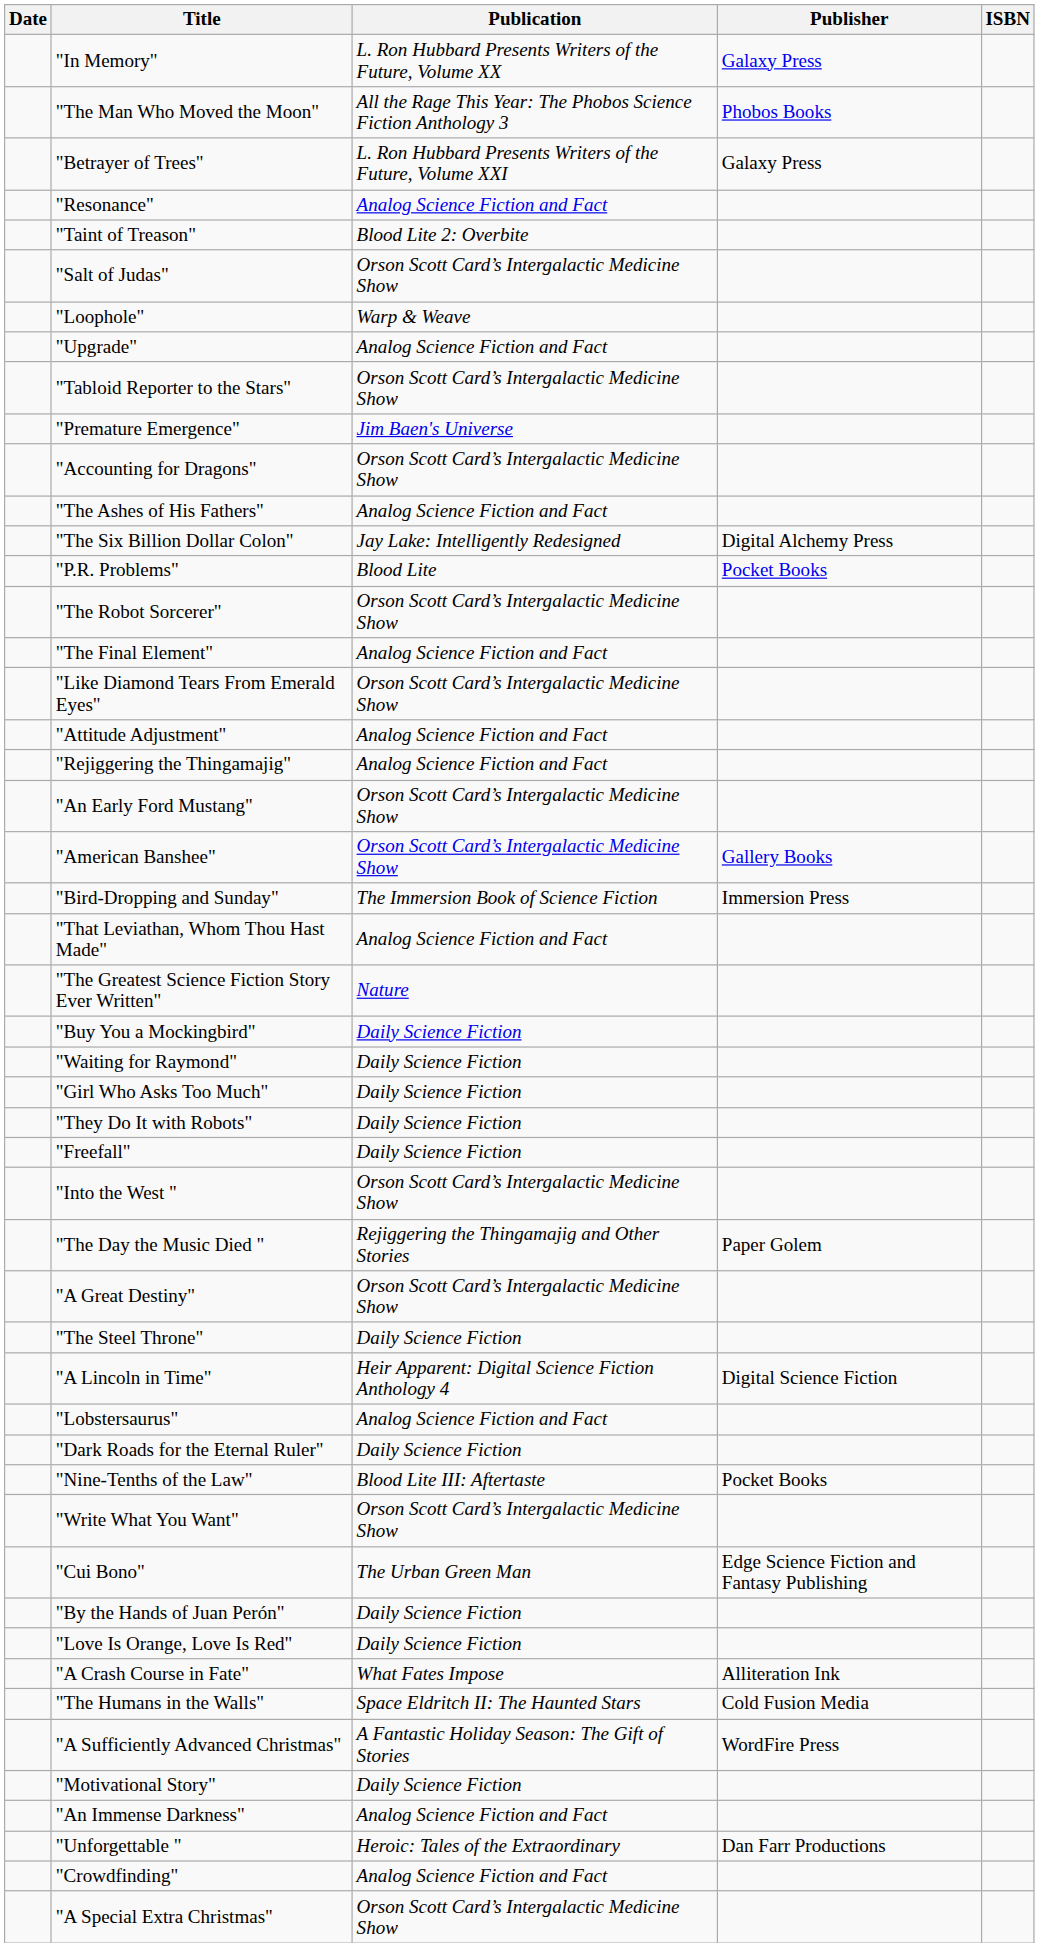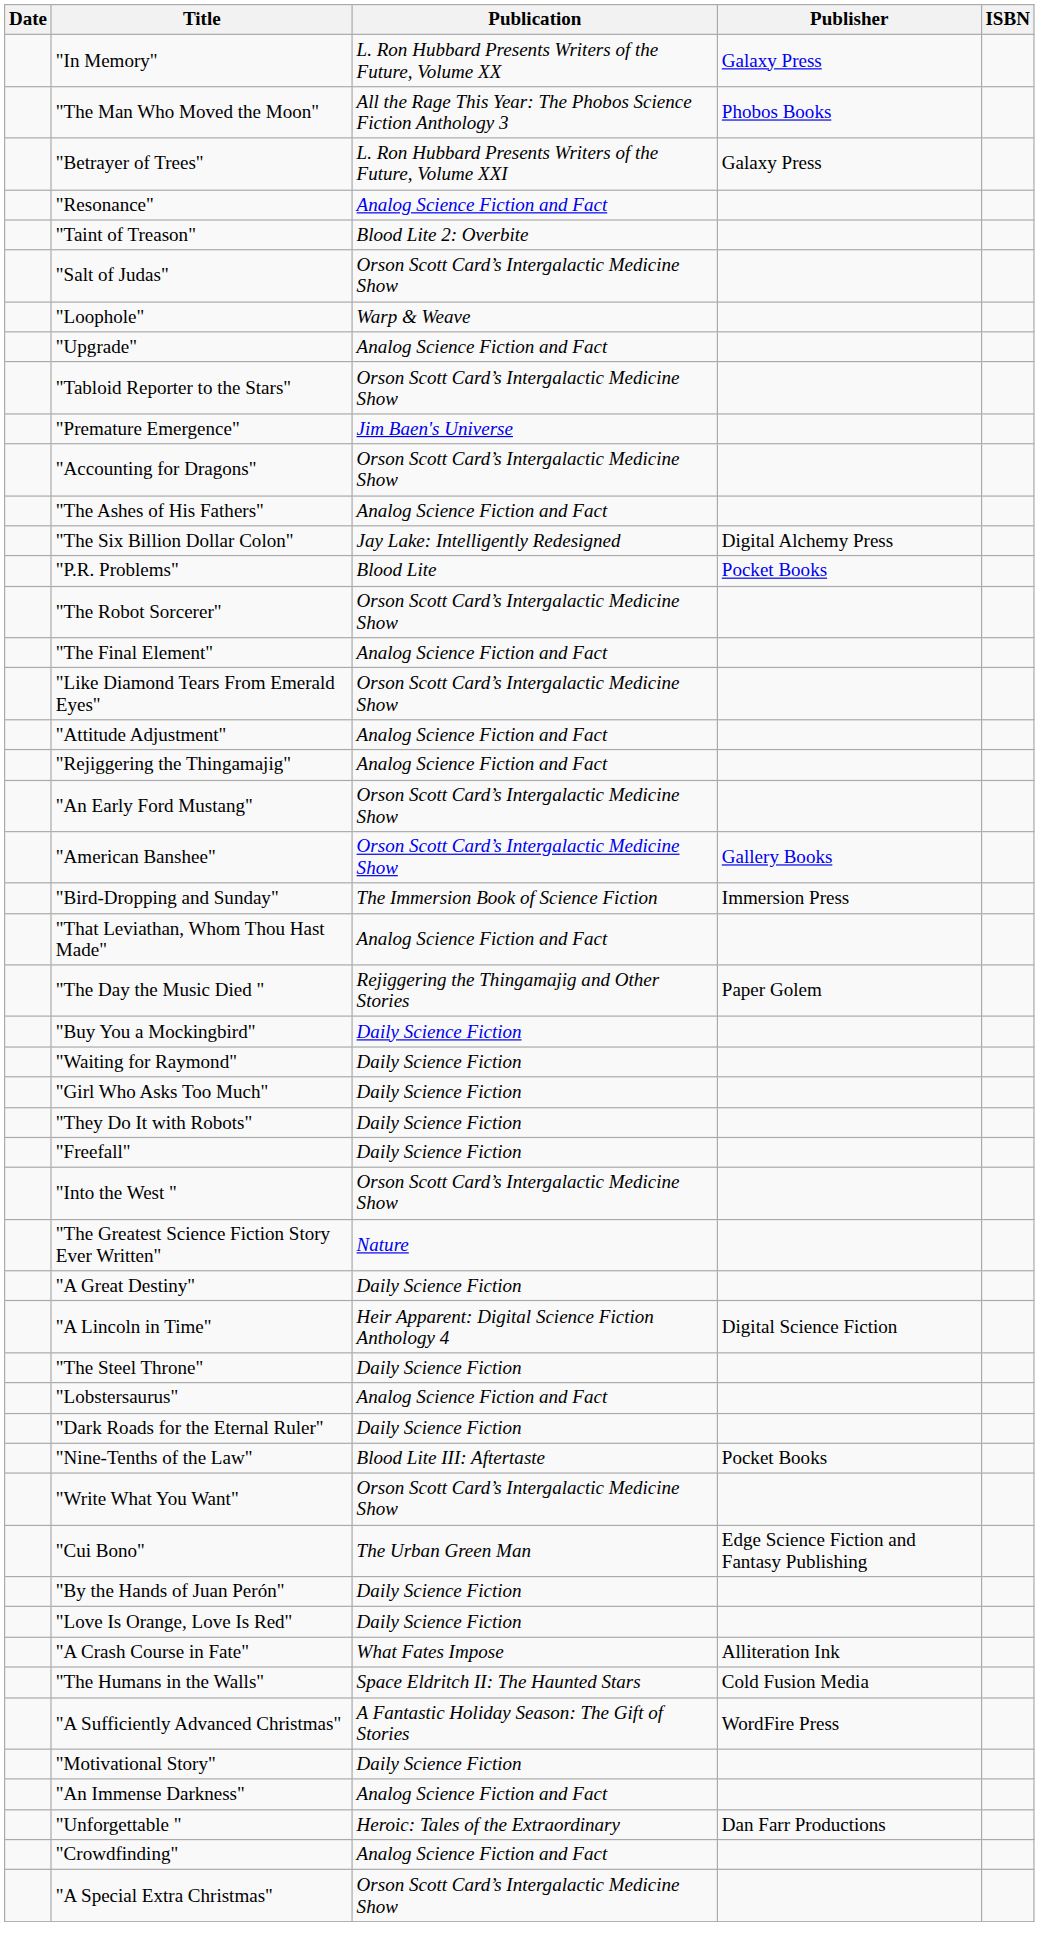rows swapped: (193, 990) <-> (160, 1244)
(518, 1296) Orson Scott Card’s Intergalactic Medicine Show -> (439, 1285) Daily Science Fiction
rows swapped: (134, 1378) <-> (130, 1337)
